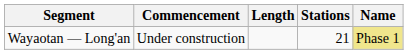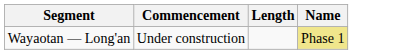- column: (325, 15)
